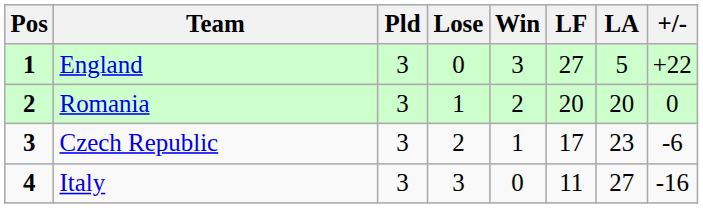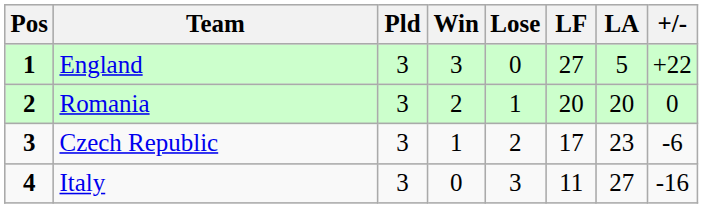columns swapped: (518, 24) <-> (458, 24)
